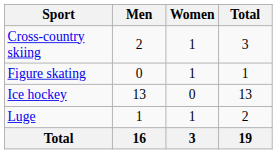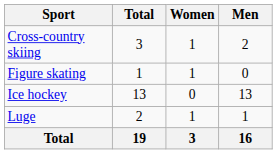columns swapped: (139, 15) <-> (245, 15)
